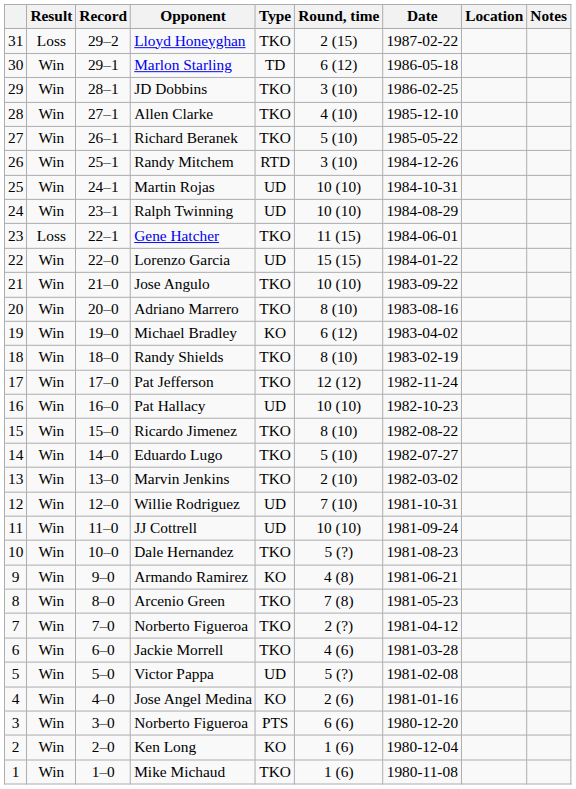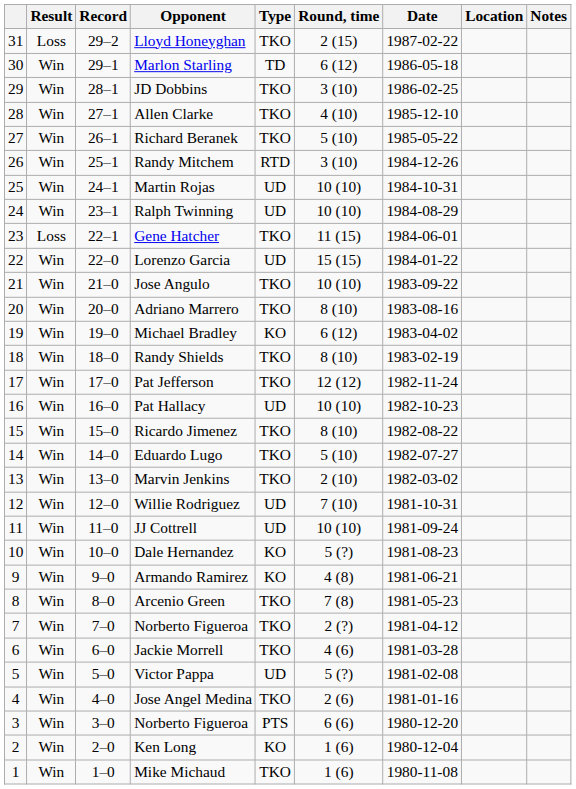(275, 552) TKO -> (275, 552) KO
(275, 698) KO -> (275, 698) TKO
